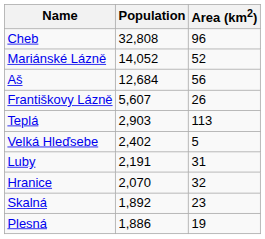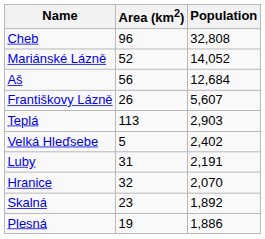columns swapped: (152, 16) <-> (224, 16)
